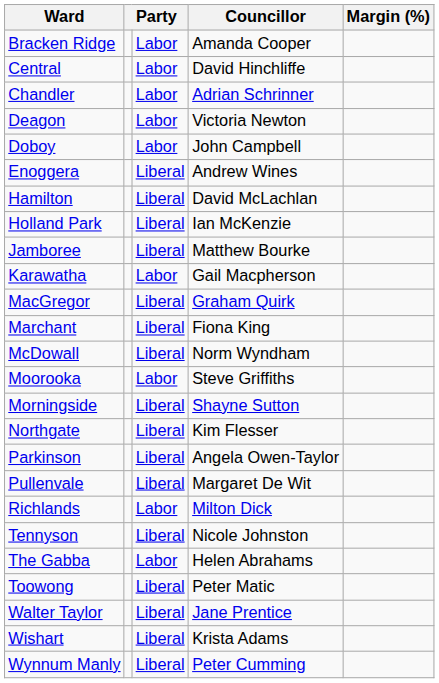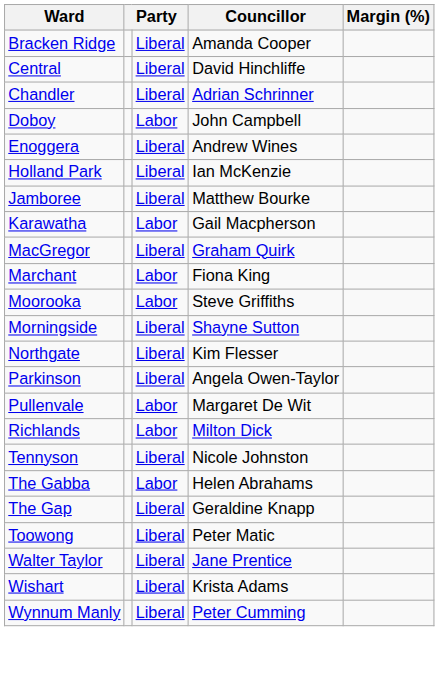(156, 43) Labor -> (160, 43) Liberal
(156, 69) Labor -> (160, 69) Liberal
(156, 95) Labor -> (160, 95) Liberal
- row: (37, 120)
- row: (40, 198)
(160, 328) Liberal -> (156, 276) Labor
- row: (44, 353)
(160, 483) Liberal -> (156, 405) Labor
+ row: (40, 509)
